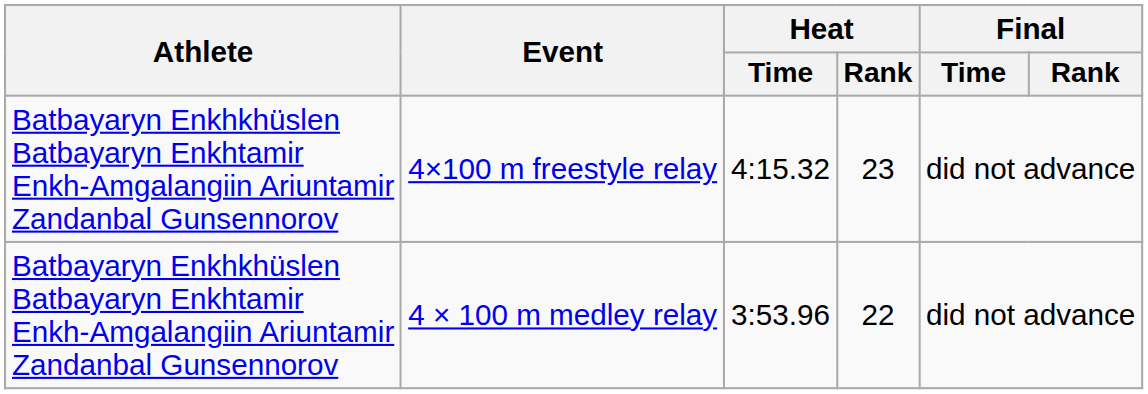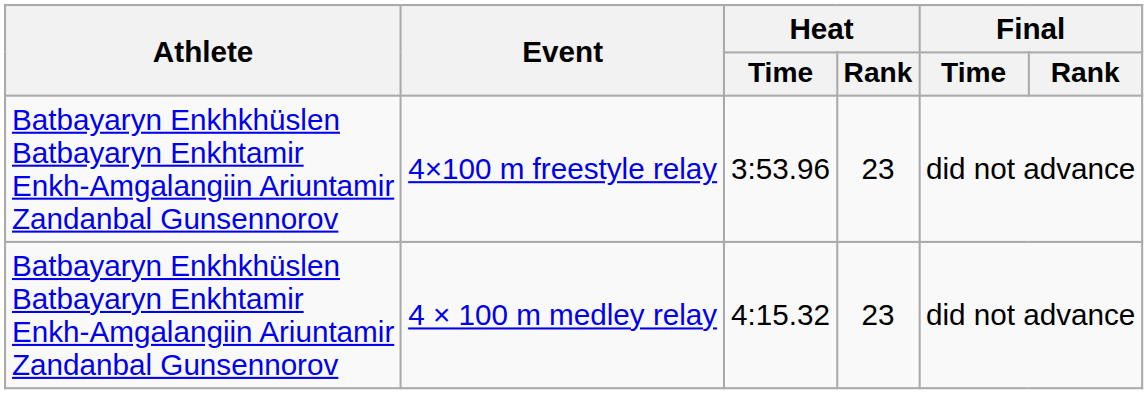(781, 169) 4:15.32 -> (781, 169) 3:53.96
(781, 315) 3:53.96 -> (781, 315) 4:15.32
(878, 315) 22 -> (878, 315) 23
